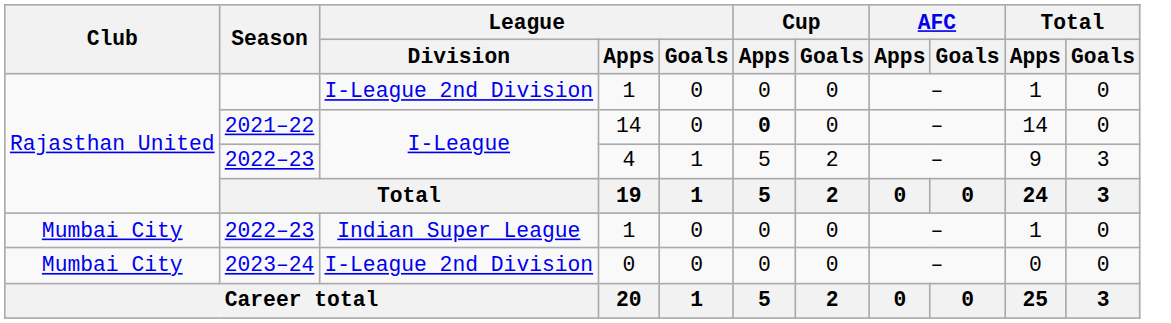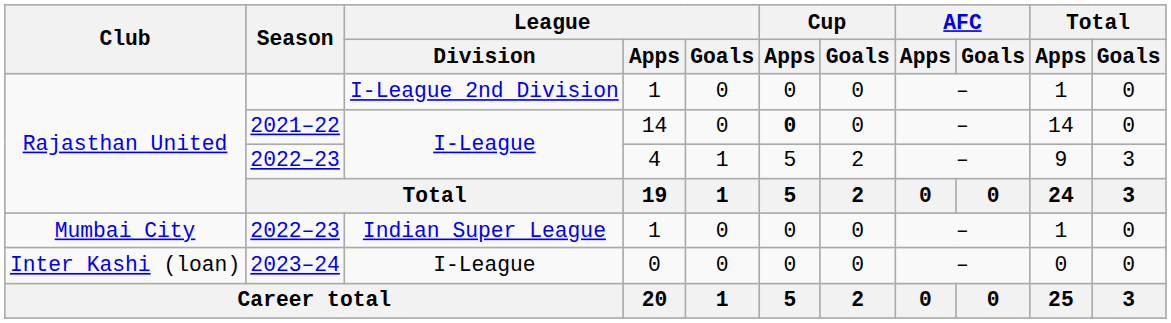(112, 265) Mumbai City -> (125, 265) Inter Kashi (loan)
(459, 265) I-League 2nd Division -> (484, 265) I-League
